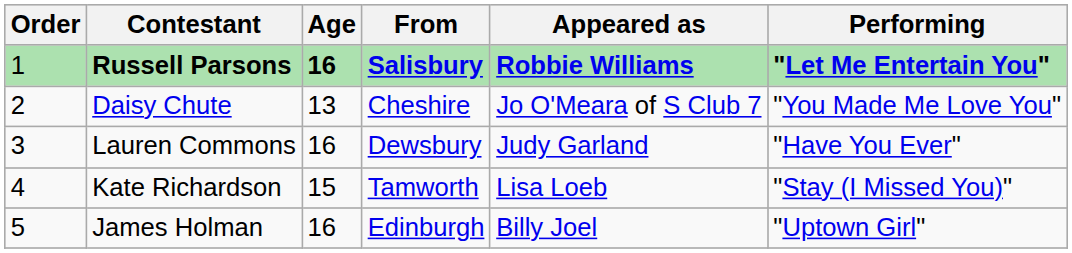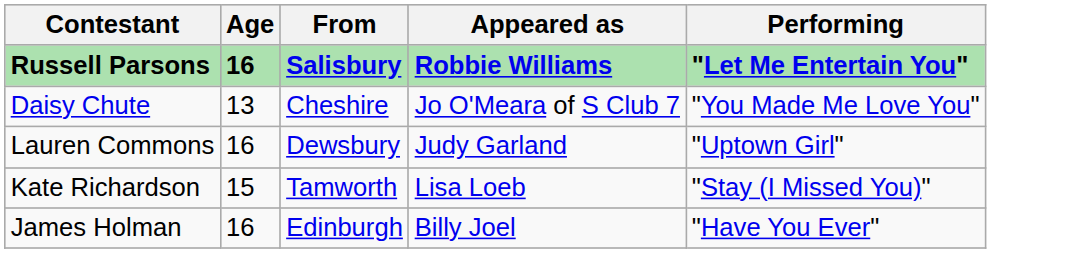- column: (46, 24)
(867, 146) "Have You Ever" -> (768, 146) "Uptown Girl"
(849, 227) "Uptown Girl" -> (786, 227) "Have You Ever"
